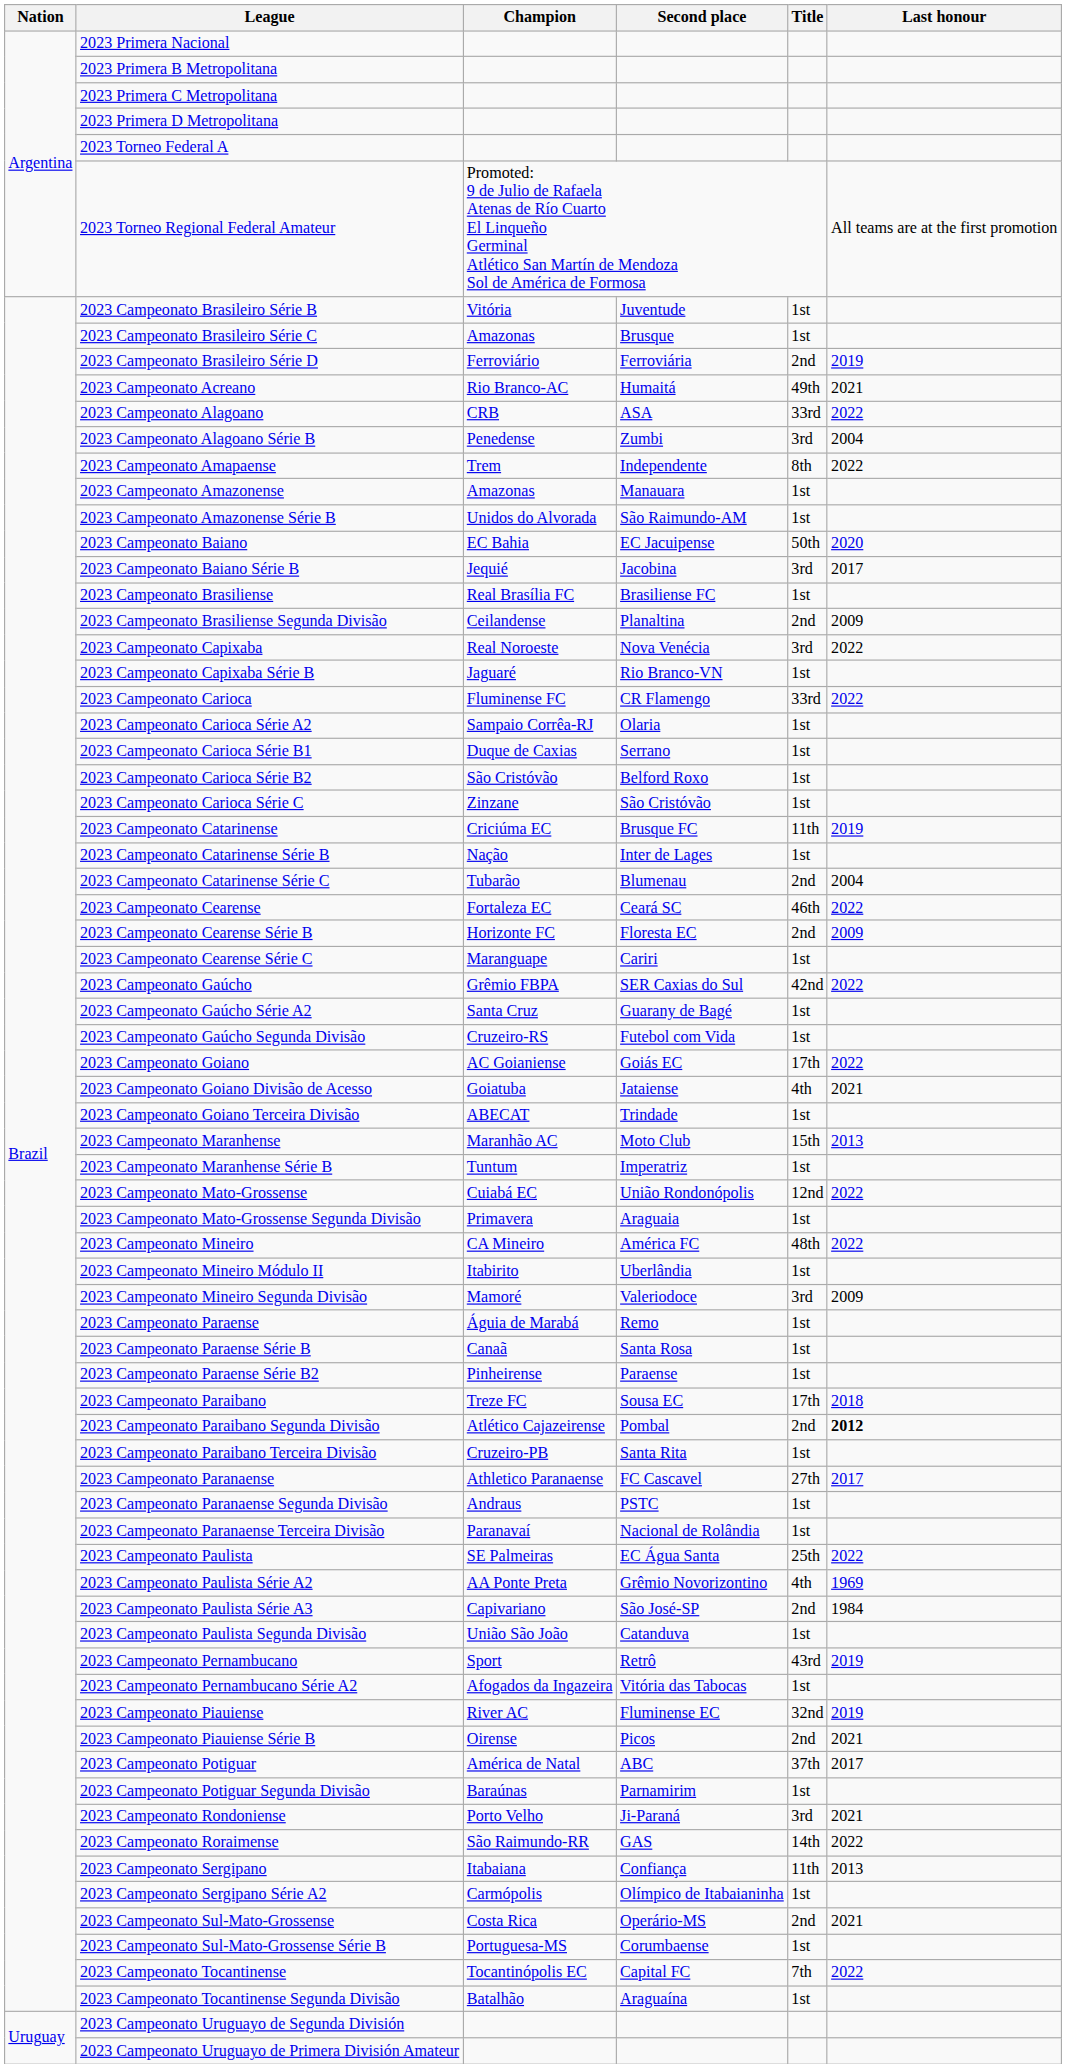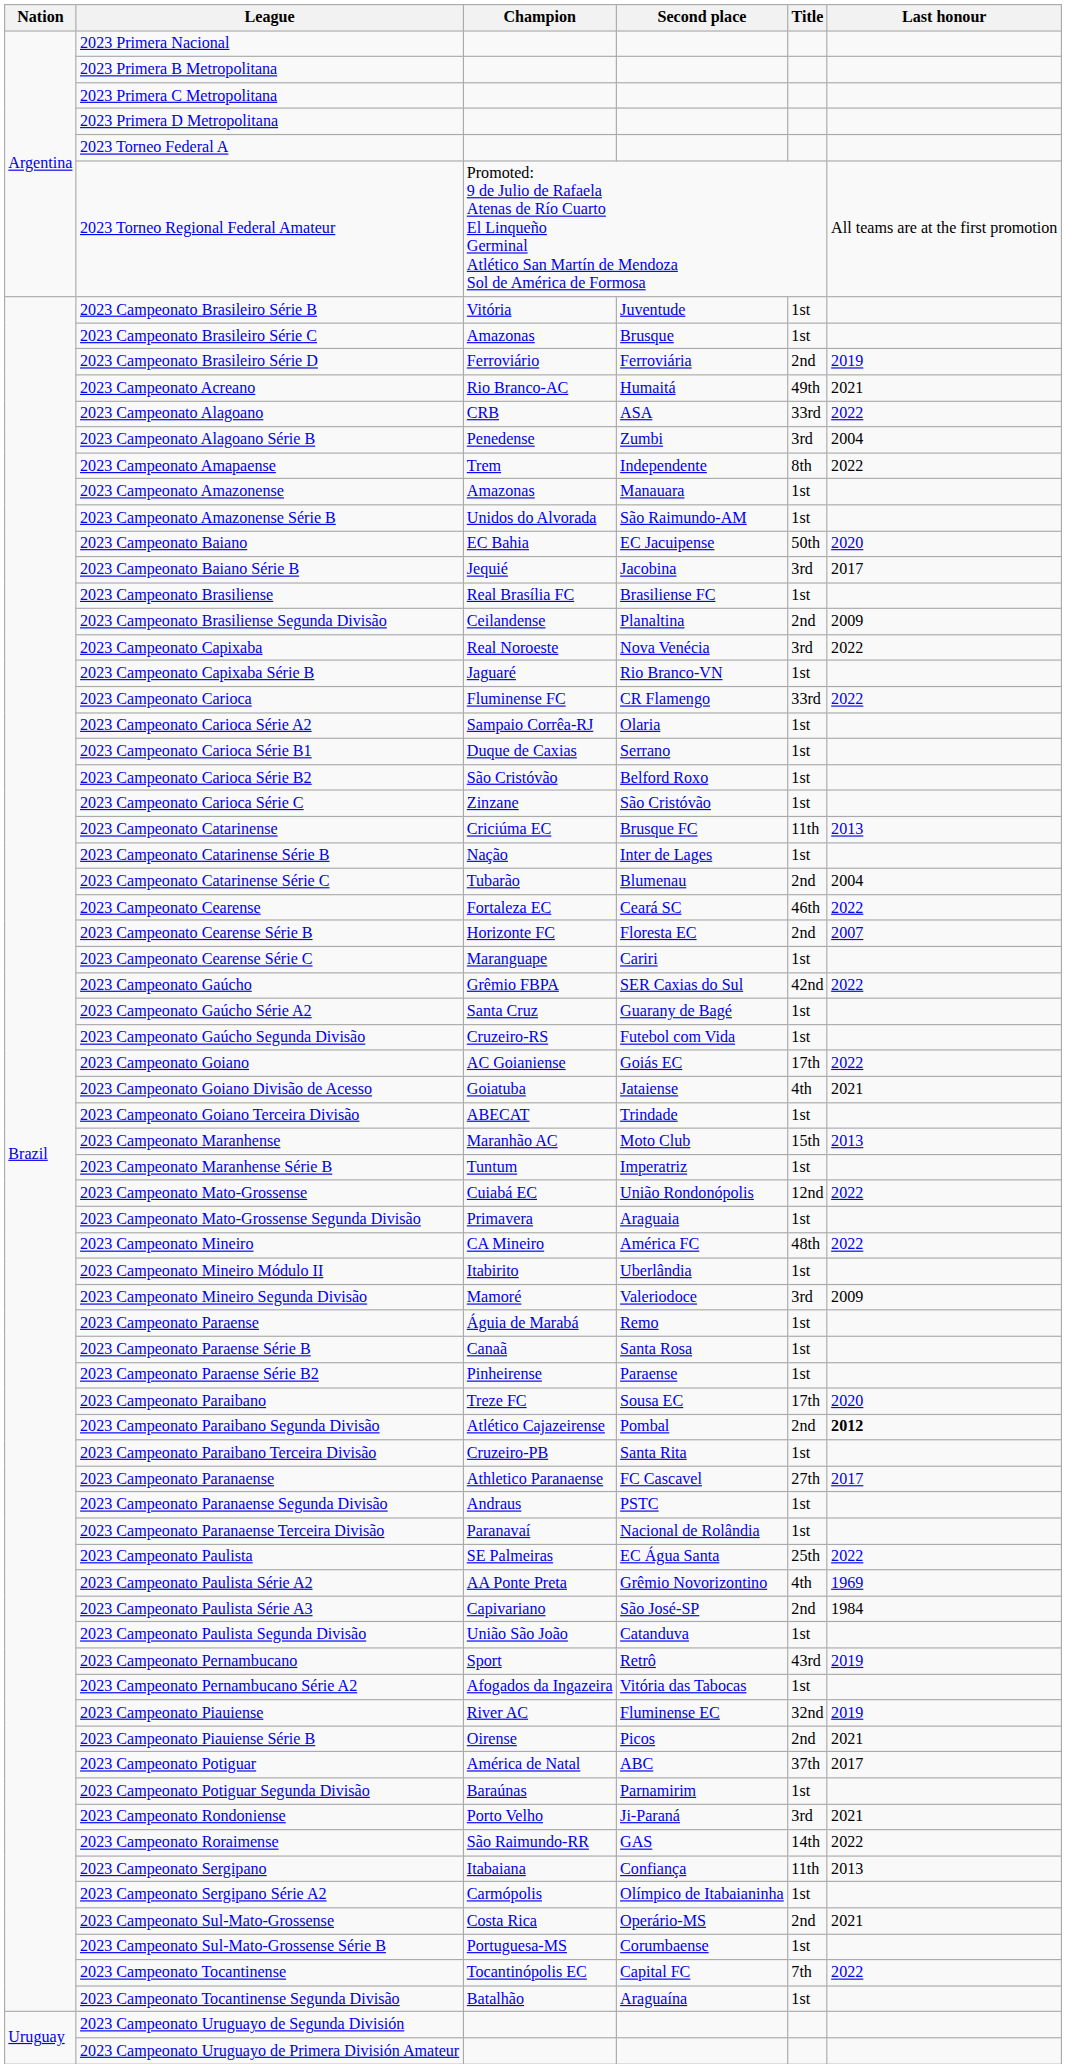(847, 829) 2019 -> (847, 829) 2013
(847, 933) 2009 -> (847, 933) 2007
(847, 1401) 2018 -> (847, 1401) 2020
